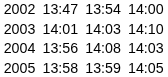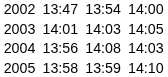(146, 29) 14:10 -> (146, 29) 14:05
(146, 68) 14:05 -> (146, 68) 14:10
